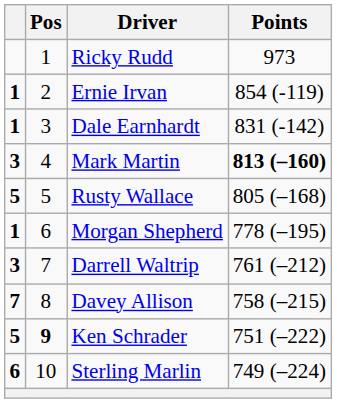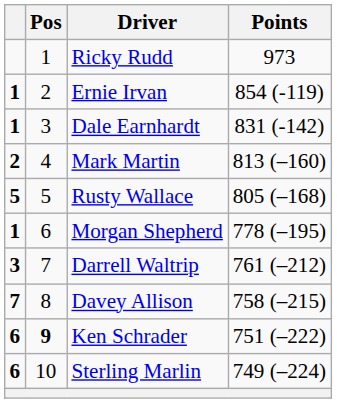(15, 161) 3 -> (15, 161) 2
(279, 161) bold -> (279, 161) normal
(15, 335) 5 -> (15, 335) 6
